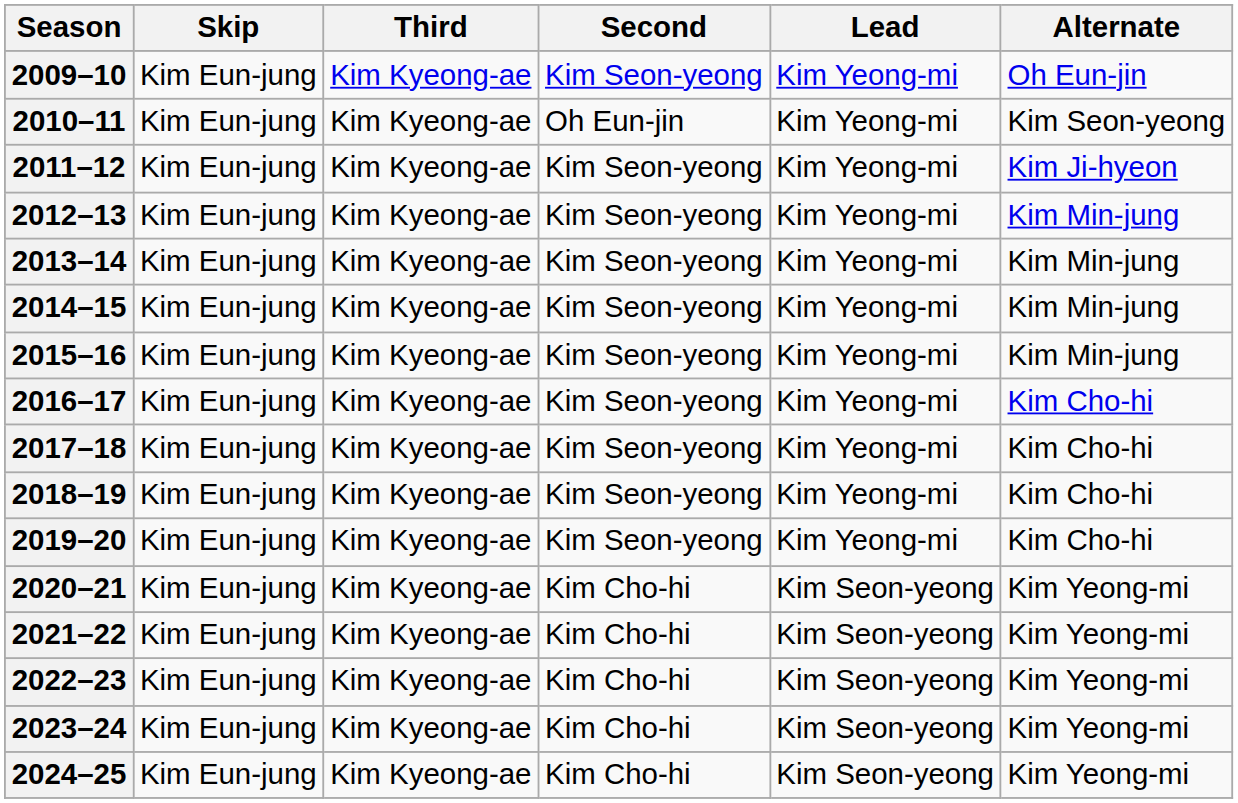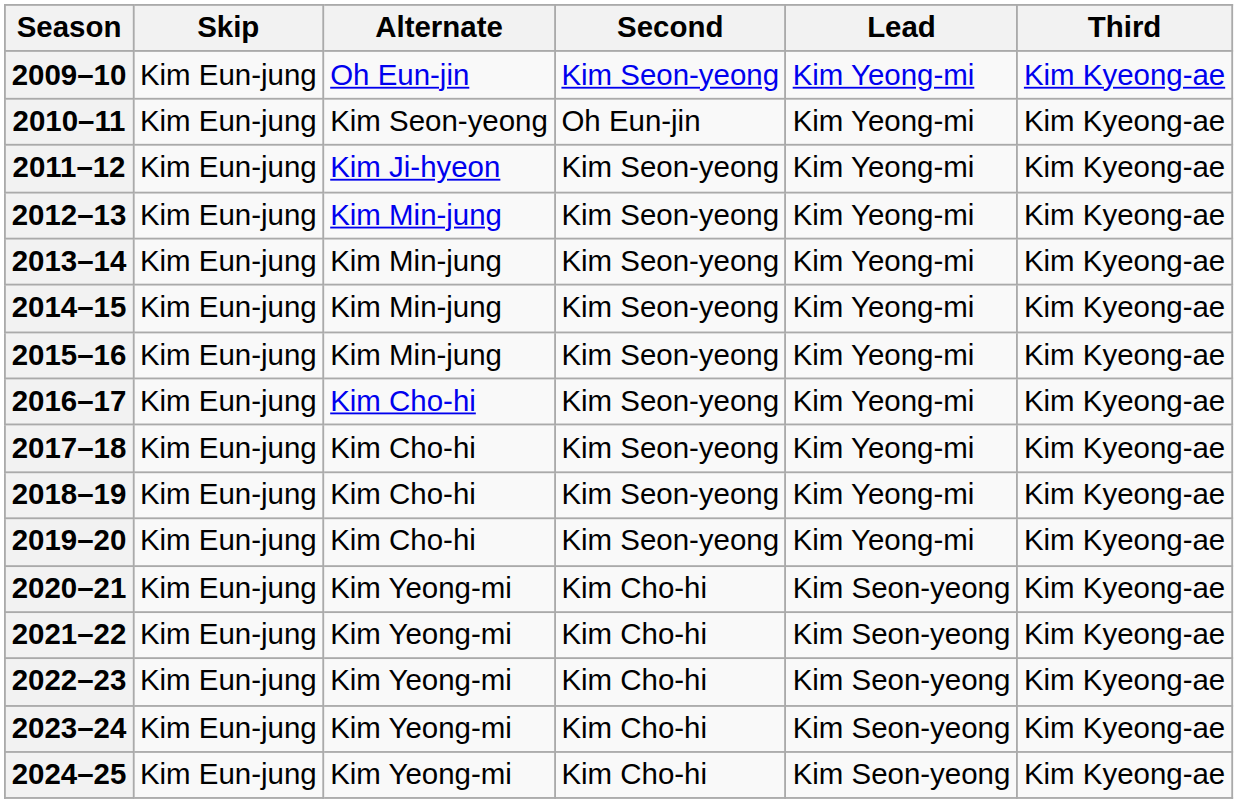columns swapped: (431, 27) <-> (1116, 27)
